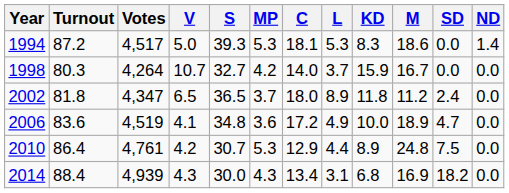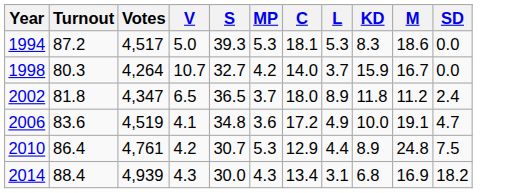- column: (488, 18)
(413, 123) 18.9 -> (413, 123) 19.1
